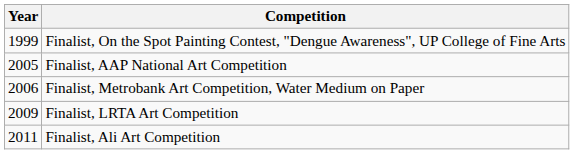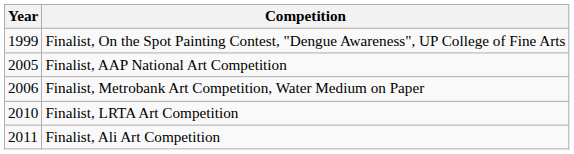(23, 112) 2009 -> (23, 112) 2010
